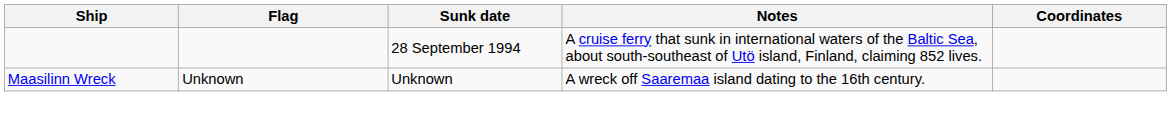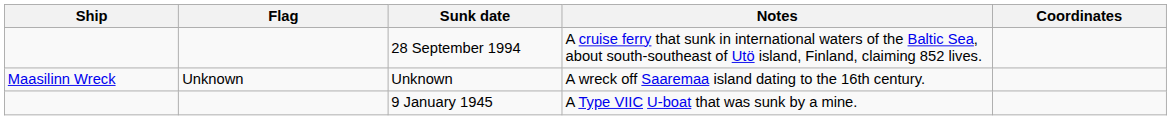+ row: (442, 102)
